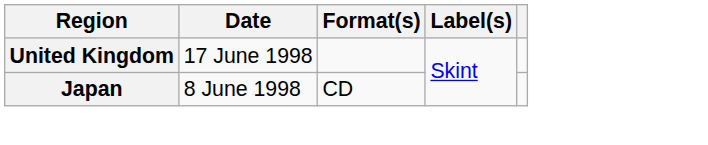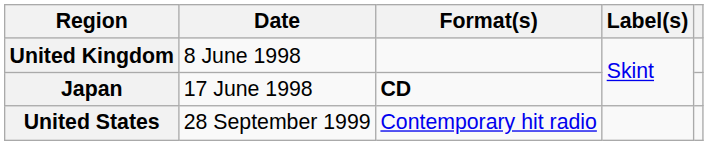(248, 55) 17 June 1998 -> (242, 55) 8 June 1998
(242, 88) 8 June 1998 -> (248, 88) 17 June 1998
(338, 88) normal -> (396, 88) bold
+ row: (92, 122)
